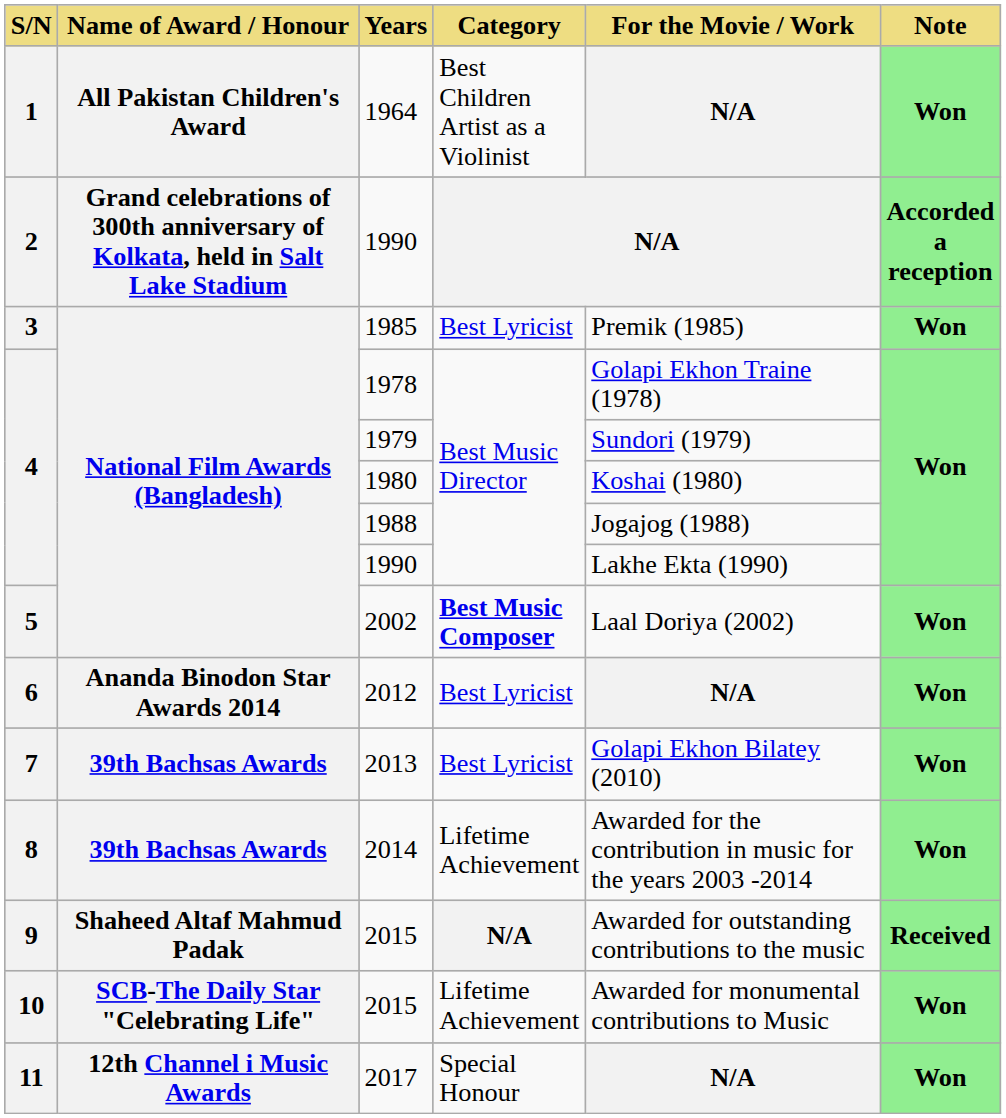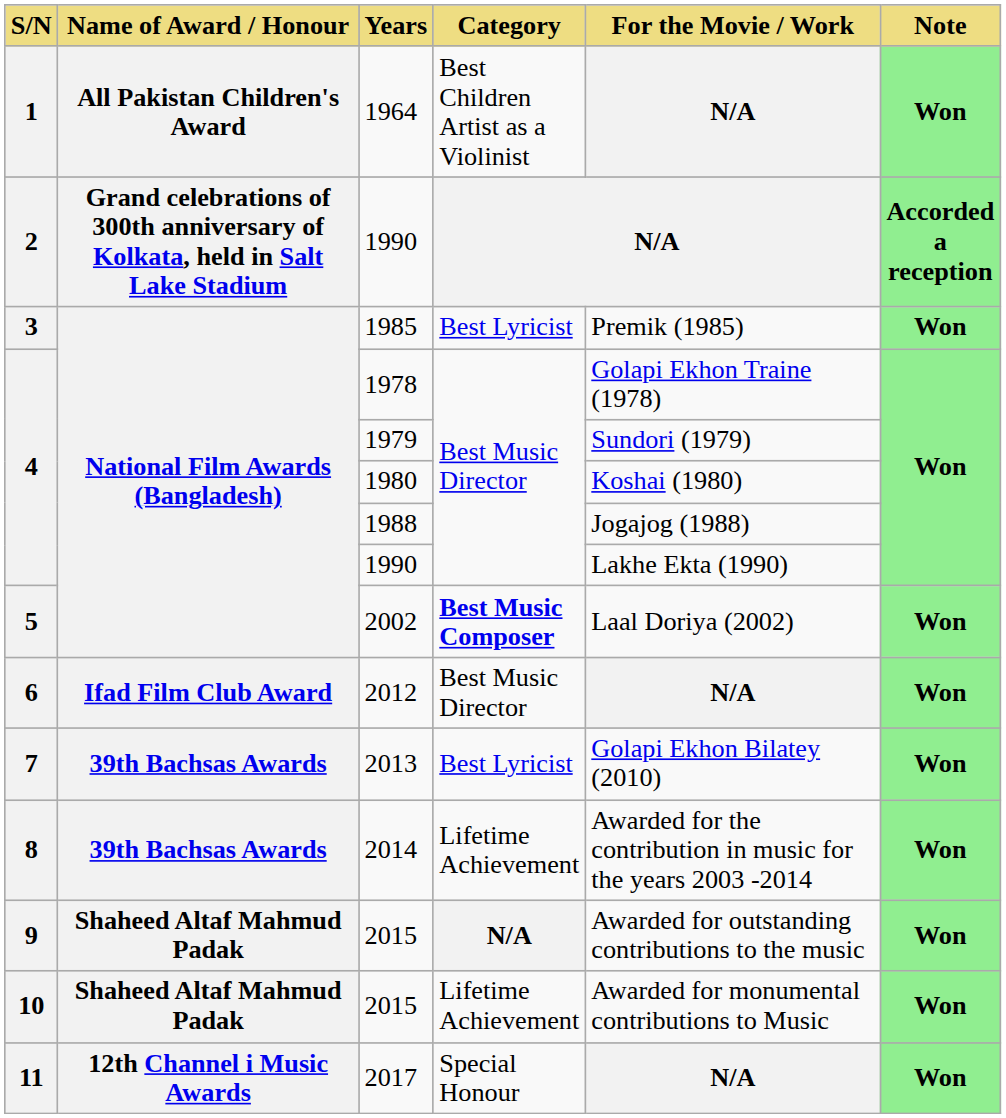(208, 692) Ananda Binodon Star Awards 2014 -> (208, 692) Ifad Film Club Award
(506, 692) Best Lyricist -> (499, 692) Best Music Director
(940, 935) Received -> (940, 935) Won
(208, 1006) SCB-The Daily Star "Celebrating Life" -> (208, 1006) Shaheed Altaf Mahmud Padak
